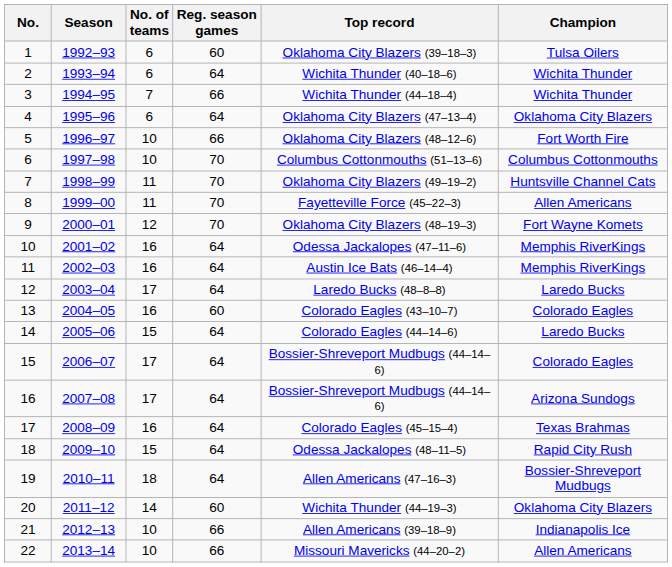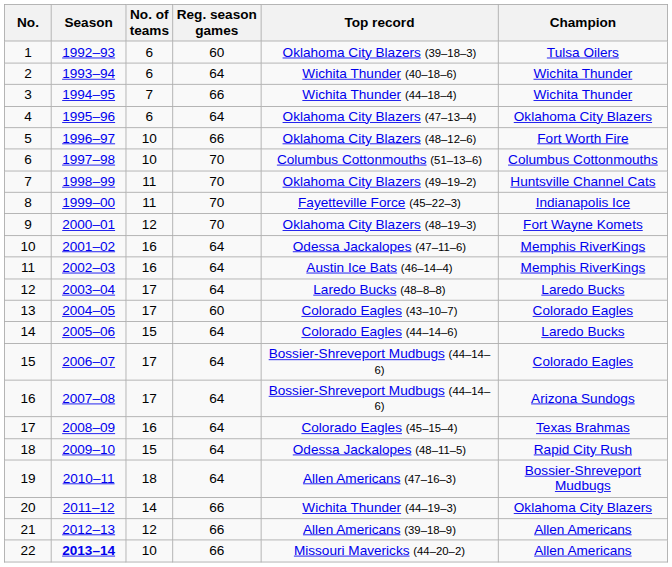(583, 203) Allen Americans -> (583, 203) Indianapolis Ice
(149, 310) 16 -> (149, 310) 17
(217, 507) 60 -> (217, 507) 66
(149, 529) 10 -> (149, 529) 12
(583, 529) Indianapolis Ice -> (583, 529) Allen Americans
(89, 550) normal -> (89, 550) bold
